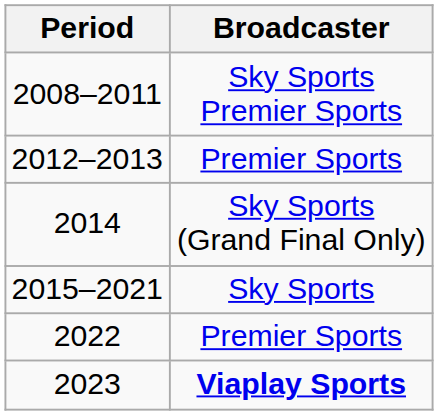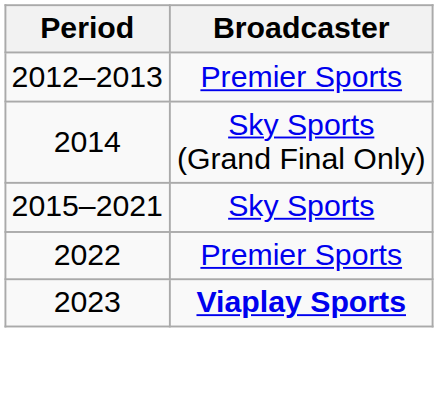- row: (87, 93)
